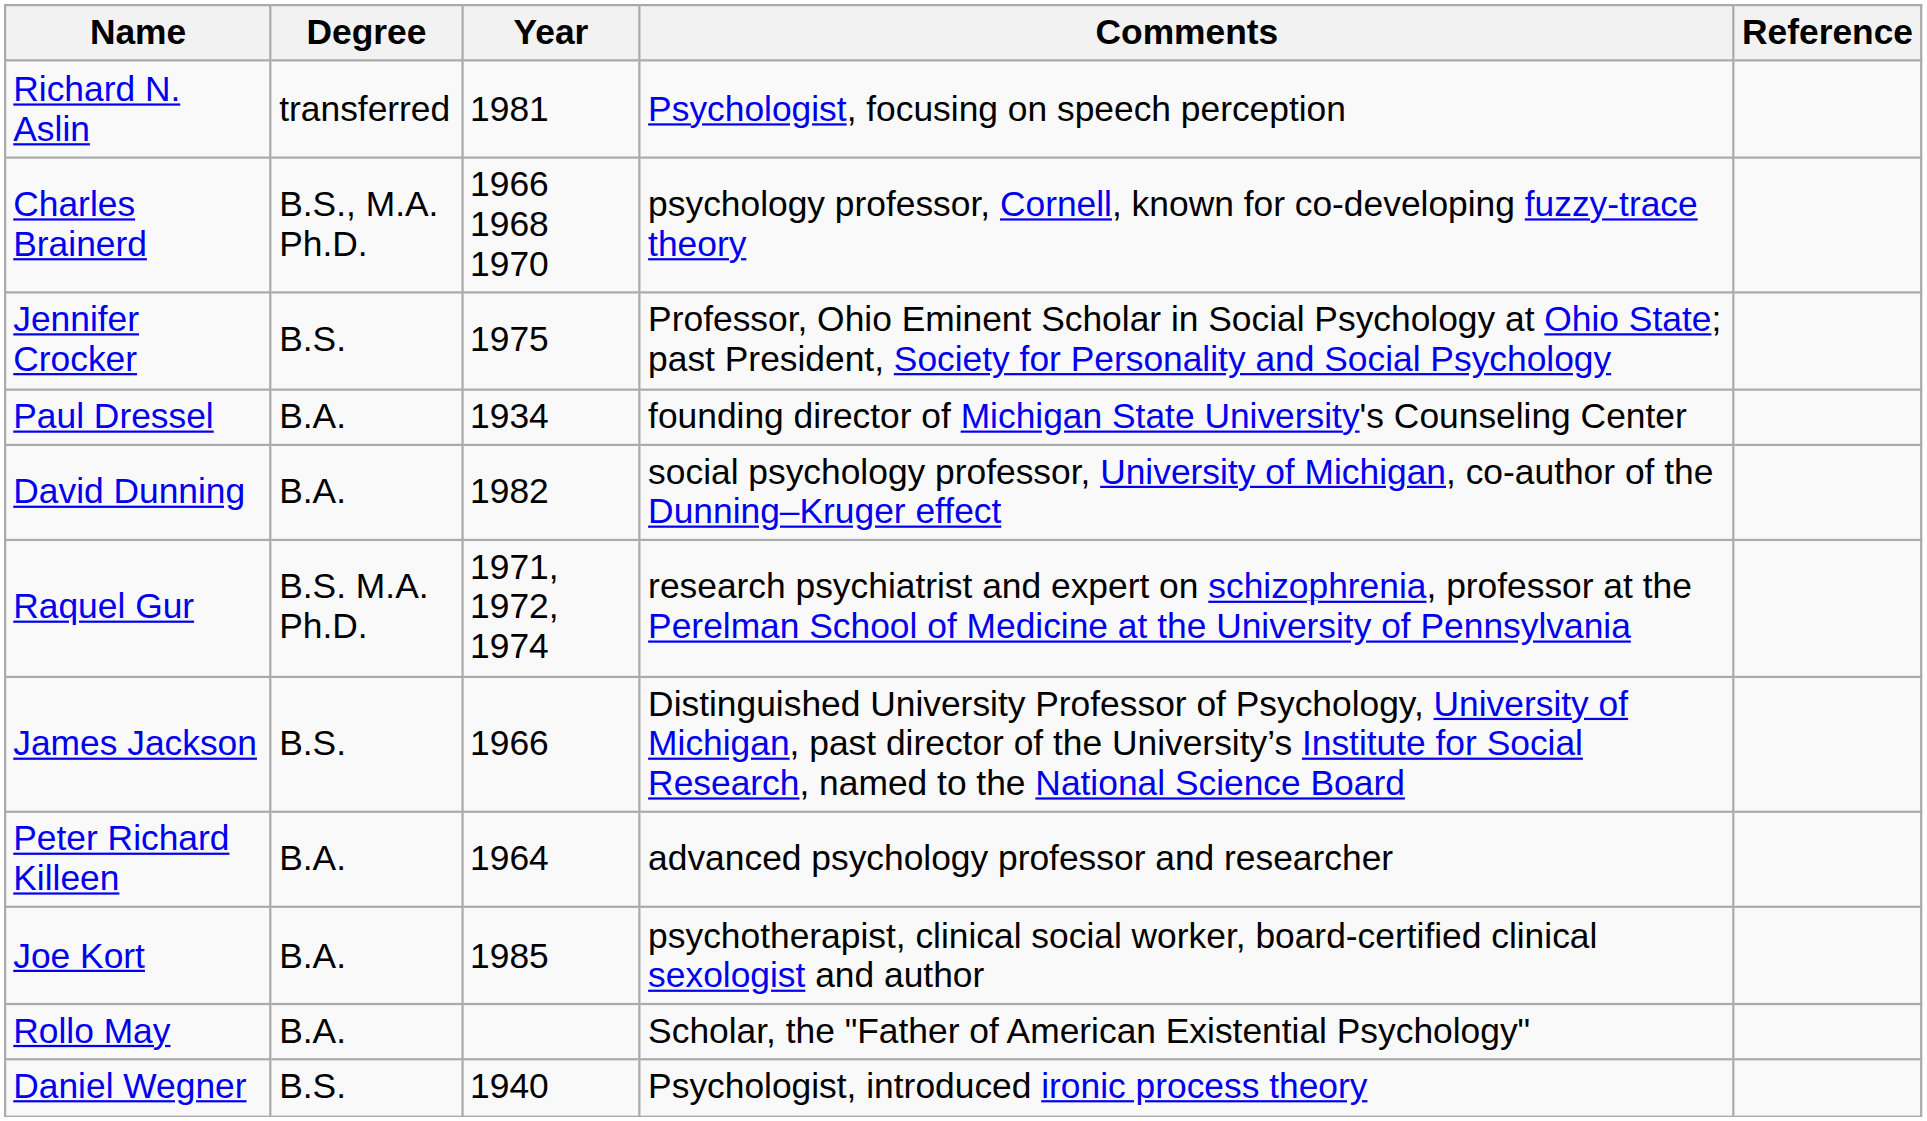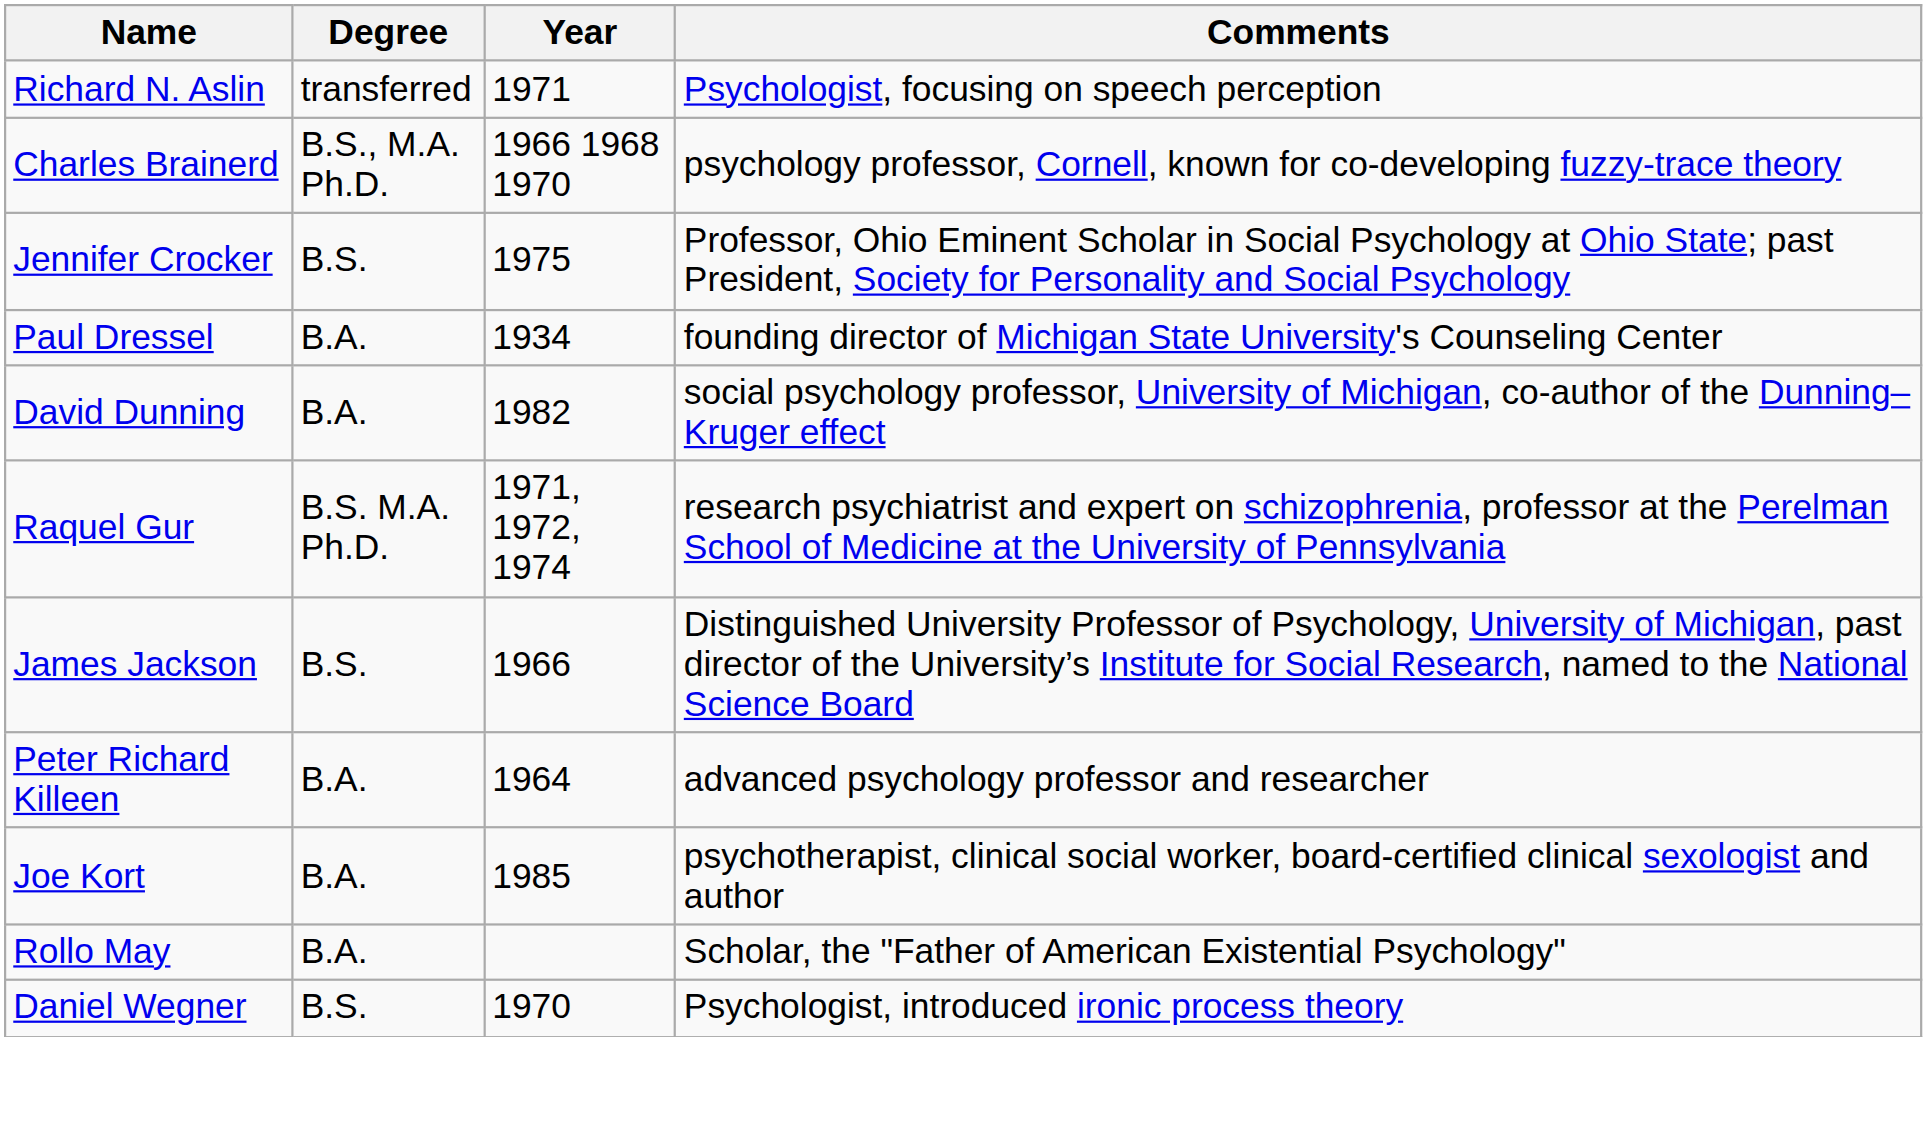- column: (1827, 32)
(509, 108) 1981 -> (532, 88) 1971
(509, 1086) 1940 -> (532, 1007) 1970
